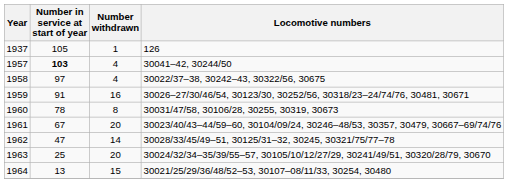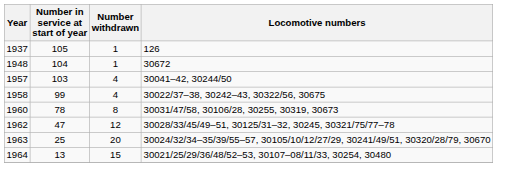+ row: (17, 64)
(60, 64) bold -> (60, 79) normal
(60, 79) 97 -> (60, 94) 99
- row: (17, 94)
- row: (17, 125)
(115, 140) 14 -> (115, 125) 12
